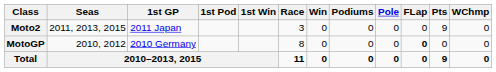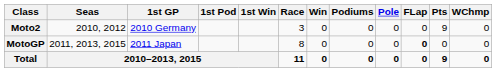(87, 28) 2011, 2013, 2015 -> (101, 28) 2010, 2012
(156, 28) 2011 Japan -> (163, 28) 2010 Germany
(101, 43) 2010, 2012 -> (87, 43) 2011, 2013, 2015
(163, 43) 2010 Germany -> (156, 43) 2011 Japan
